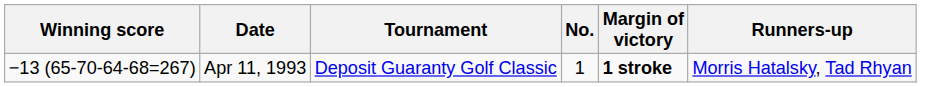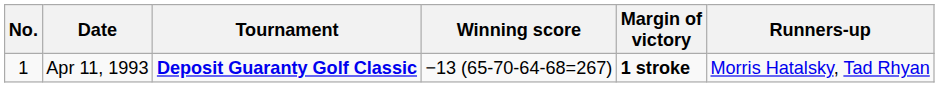columns swapped: (580, 29) <-> (102, 29)
(436, 68) normal -> (287, 68) bold
